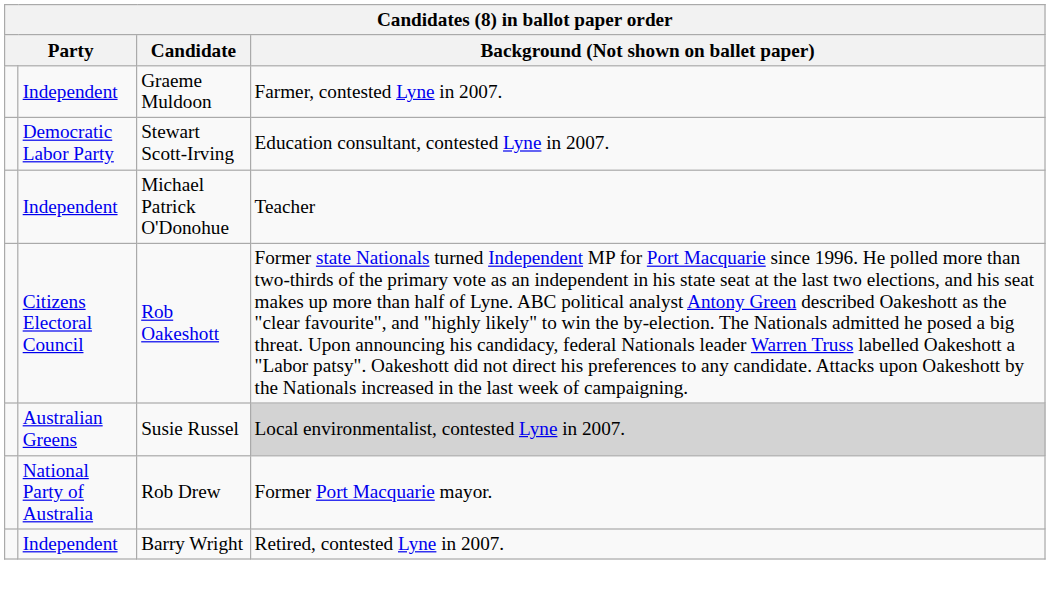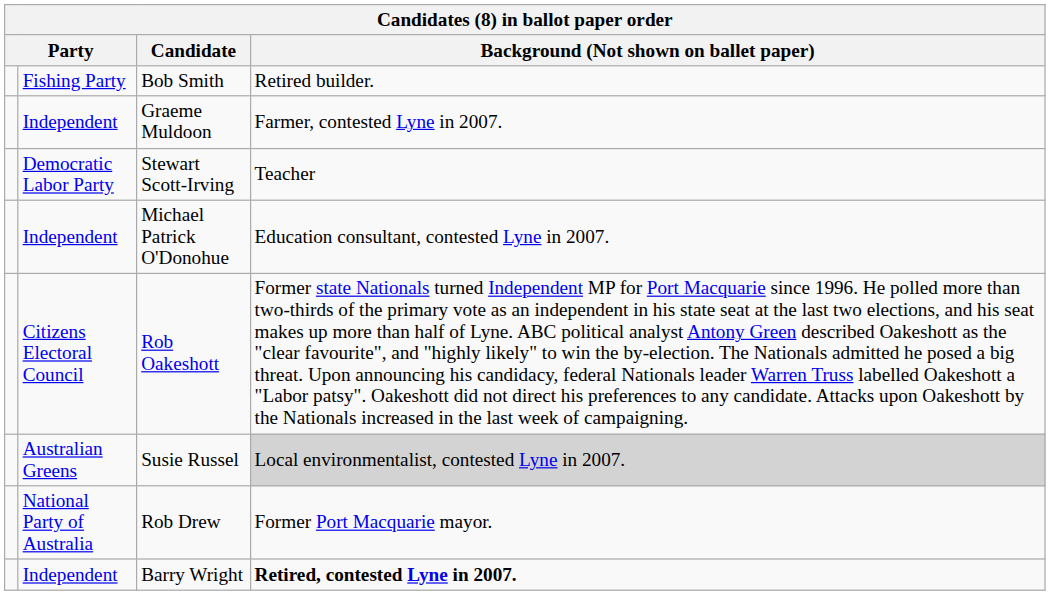+ row: (183, 80)
(432, 143) Education consultant, contested Lyne in 2007. -> (285, 173) Teacher
(285, 206) Teacher -> (432, 236) Education consultant, contested Lyne in 2007.
(379, 544) normal -> (386, 574) bold
